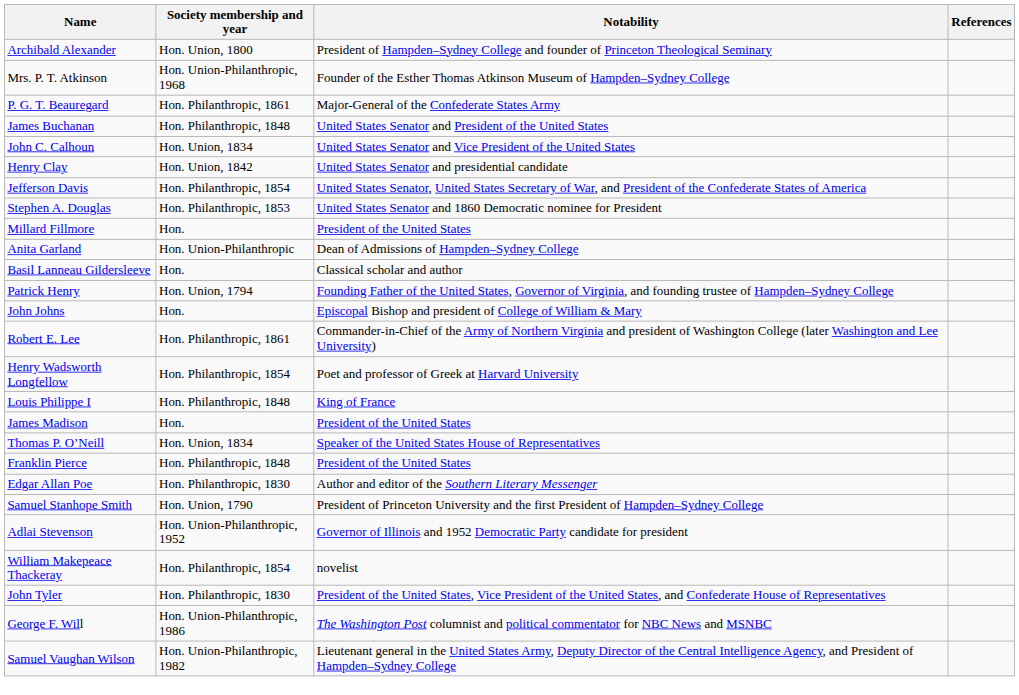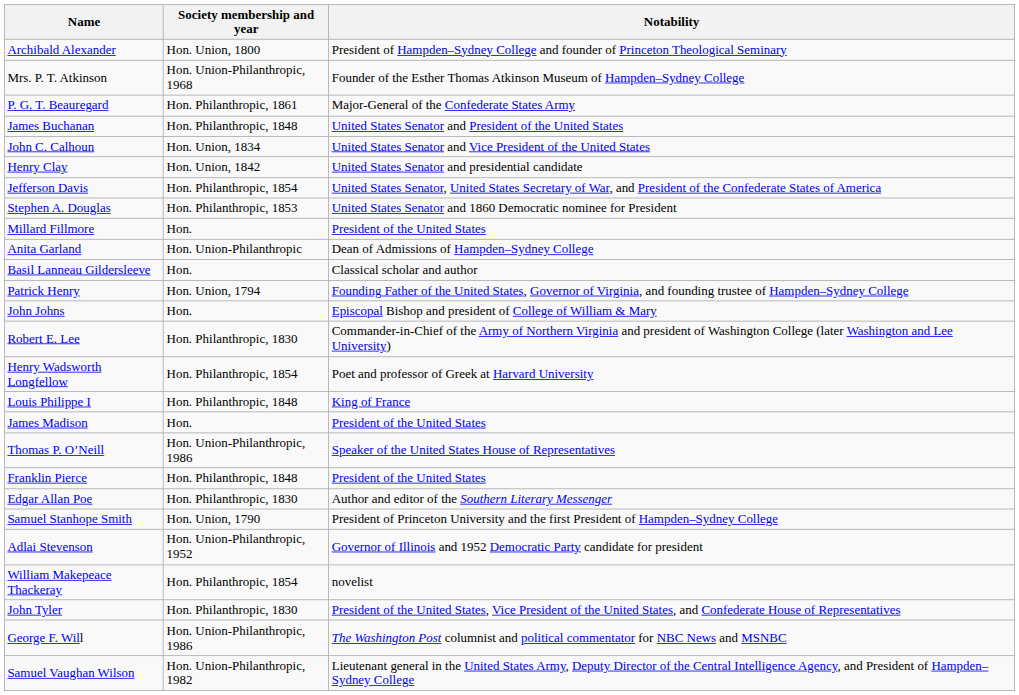- column: (981, 22)
(225, 338) Hon. Philanthropic, 1861 -> (232, 338) Hon. Philanthropic, 1830
(206, 443) Hon. Union, 1834 -> (236, 450) Hon. Union-Philanthropic, 1986
